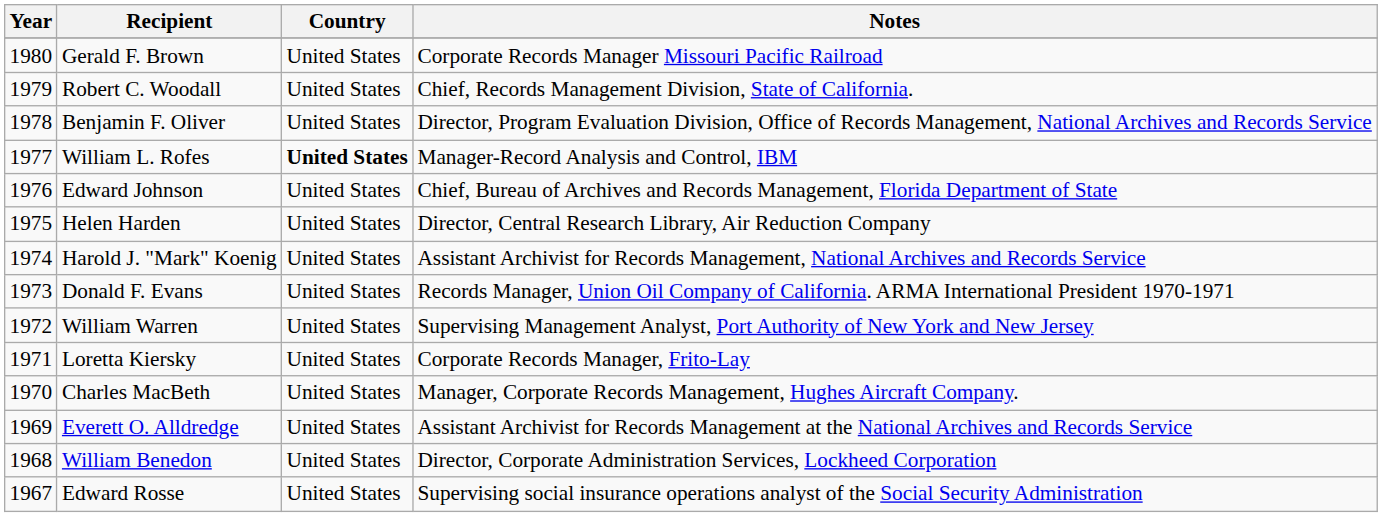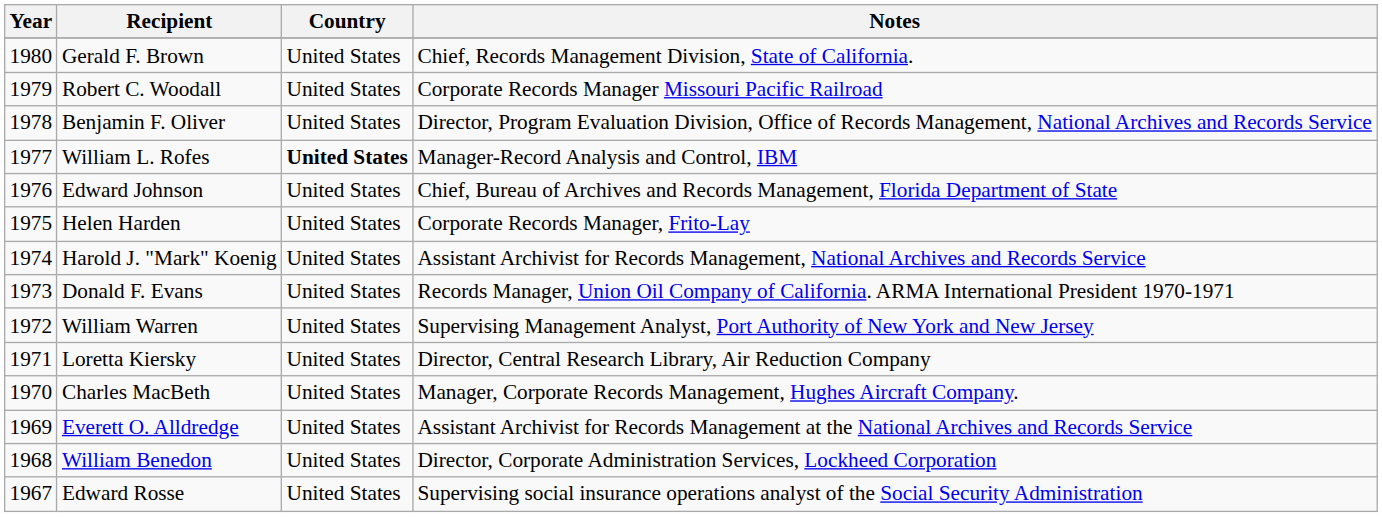(650, 55) Corporate Records Manager Missouri Pacific Railroad -> (665, 55) Chief, Records Management Division, State of California.
(665, 88) Chief, Records Management Division, State of California. -> (650, 88) Corporate Records Manager Missouri Pacific Railroad
(674, 223) Director, Central Research Library, Air Reduction Company -> (584, 223) Corporate Records Manager, Frito-Lay
(584, 358) Corporate Records Manager, Frito-Lay -> (674, 358) Director, Central Research Library, Air Reduction Company
